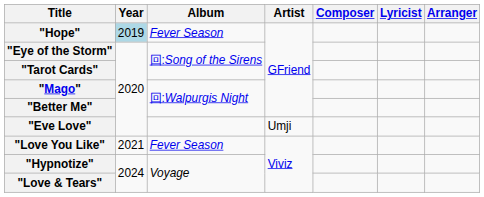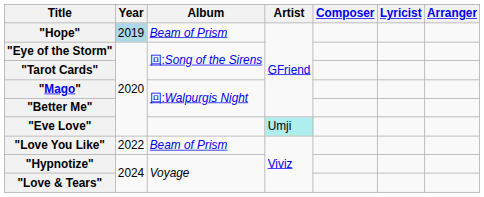(187, 32) Fever Season -> (188, 32) Beam of Prism
(280, 126) no background -> (280, 126) paleturquoise background
(131, 145) 2021 -> (131, 145) 2022
(187, 145) Fever Season -> (188, 145) Beam of Prism
